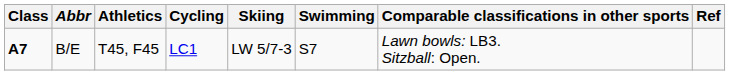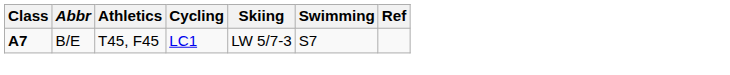- column: (535, 16)
